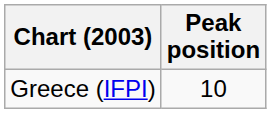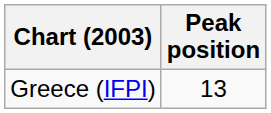(213, 88) 10 -> (213, 88) 13
